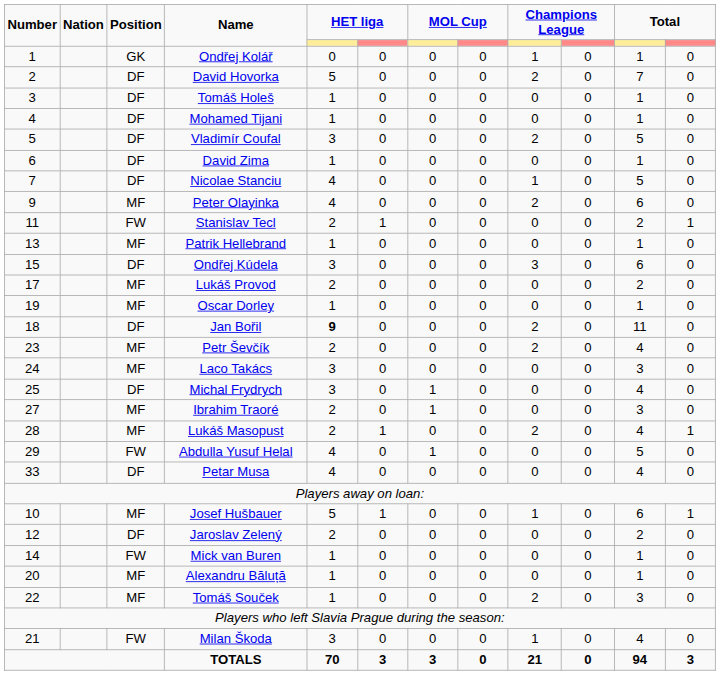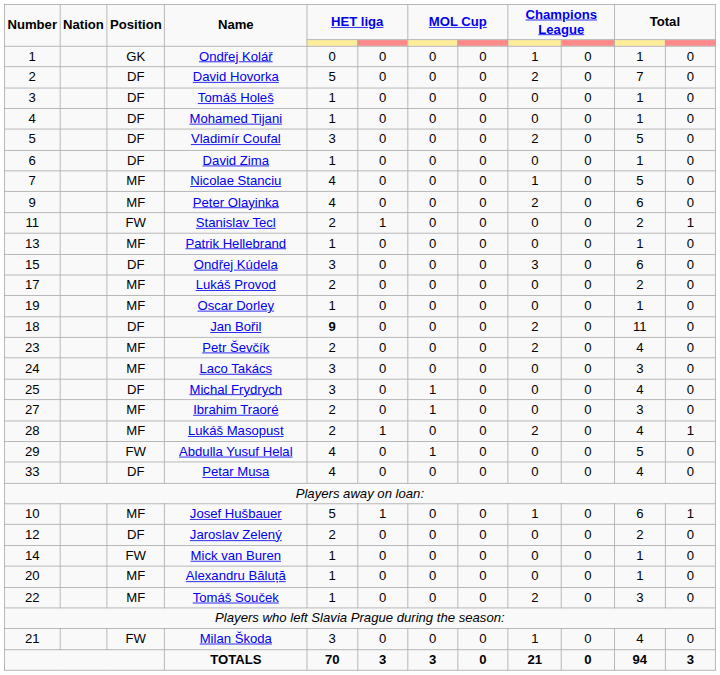(136, 181) DF -> (136, 181) MF
